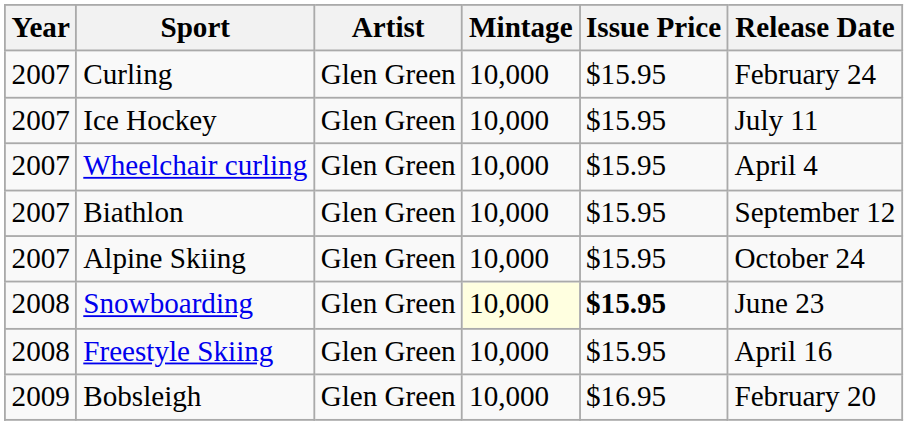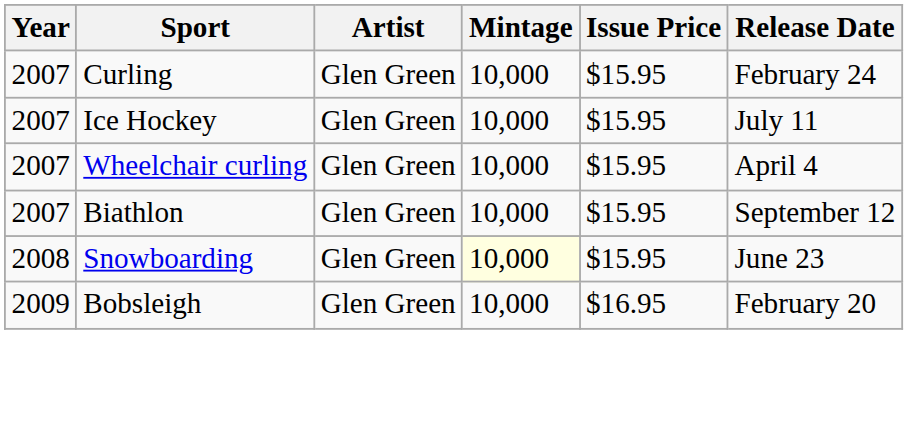- row: (165, 258)
(626, 304) bold -> (626, 258) normal
- row: (178, 350)
